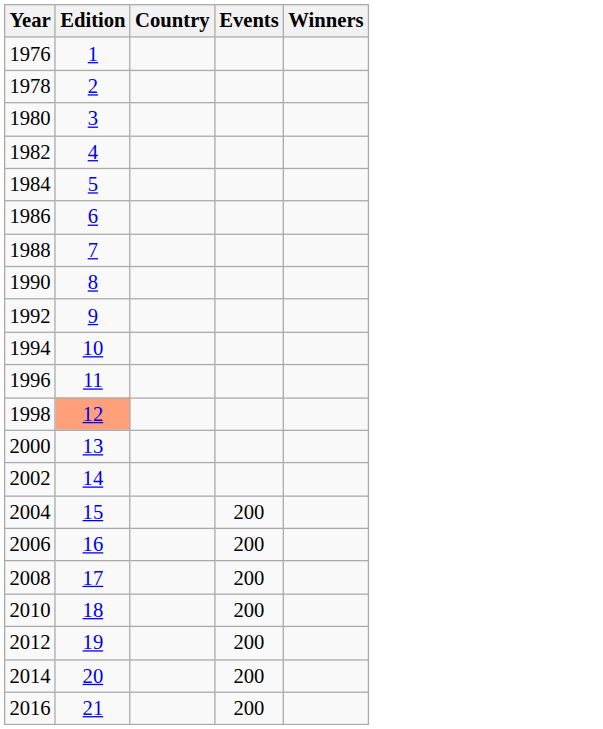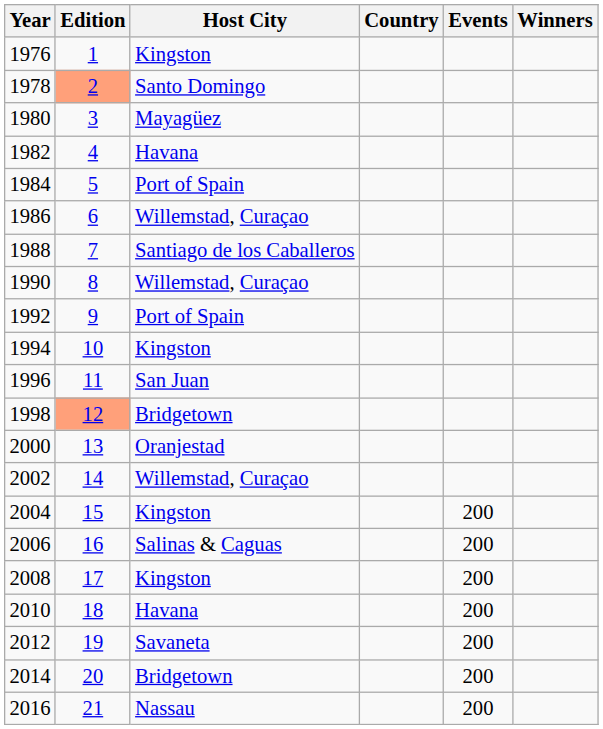+ column: (245, 20)
(93, 86) no background -> (93, 86) lightsalmon background
